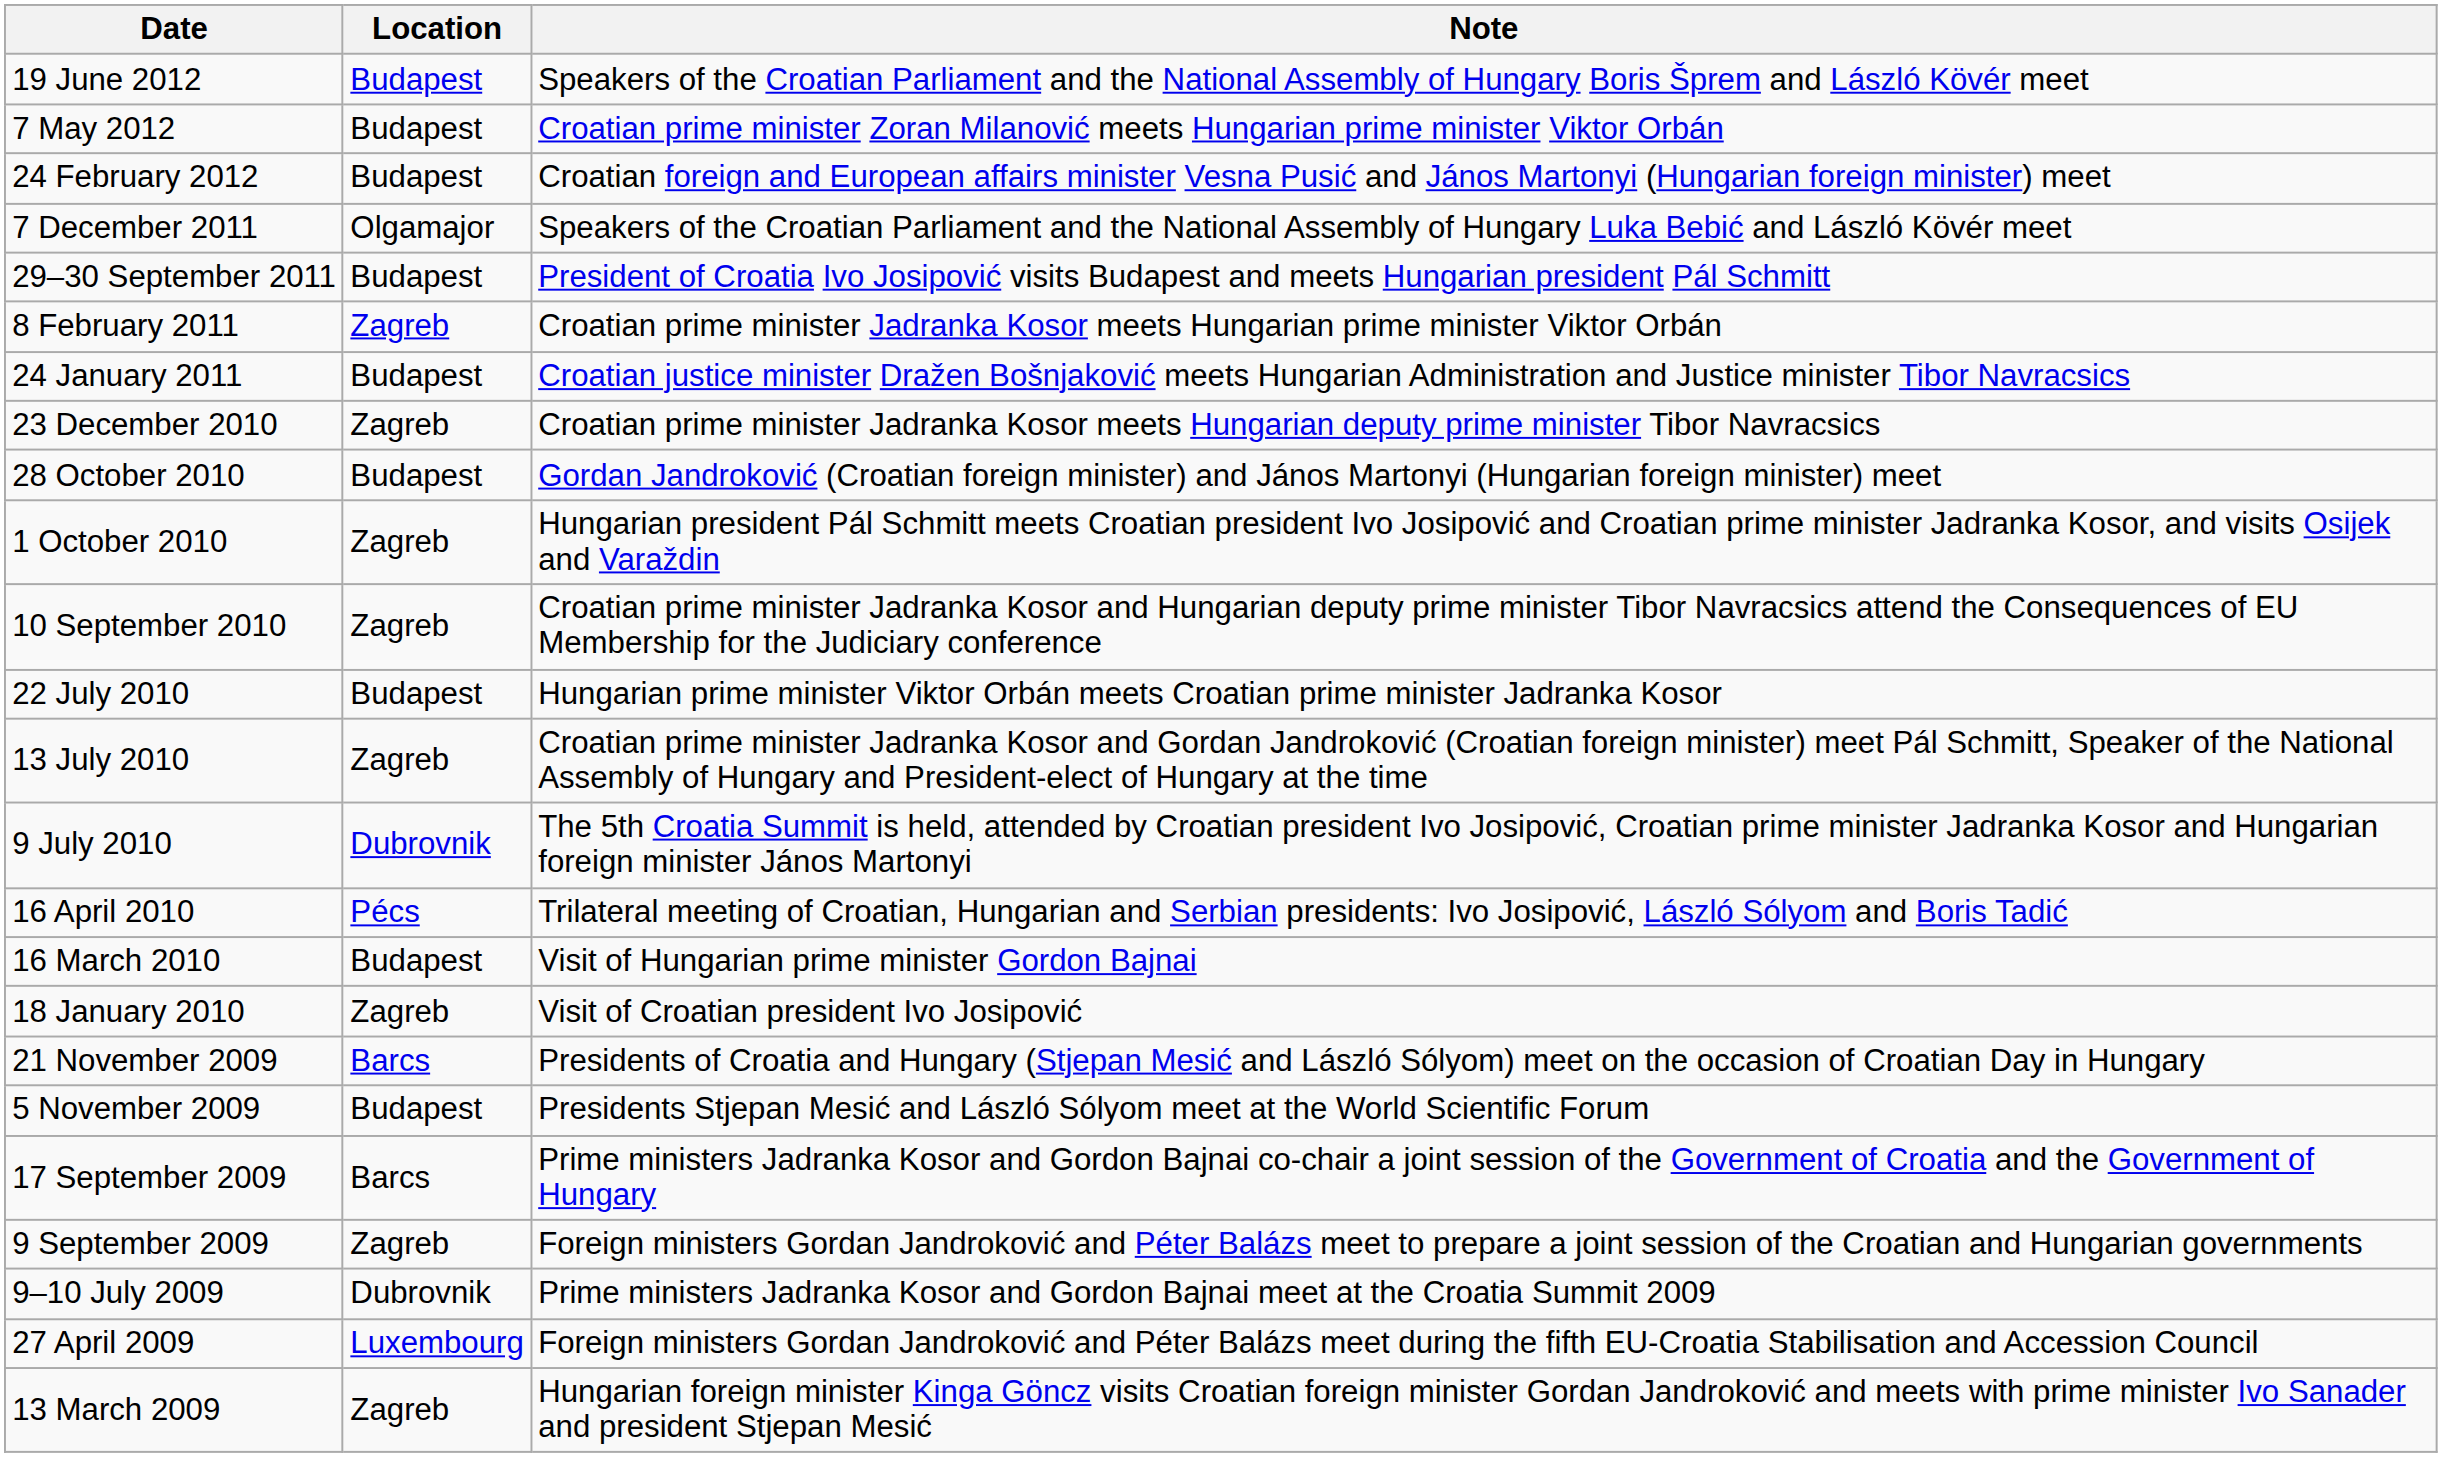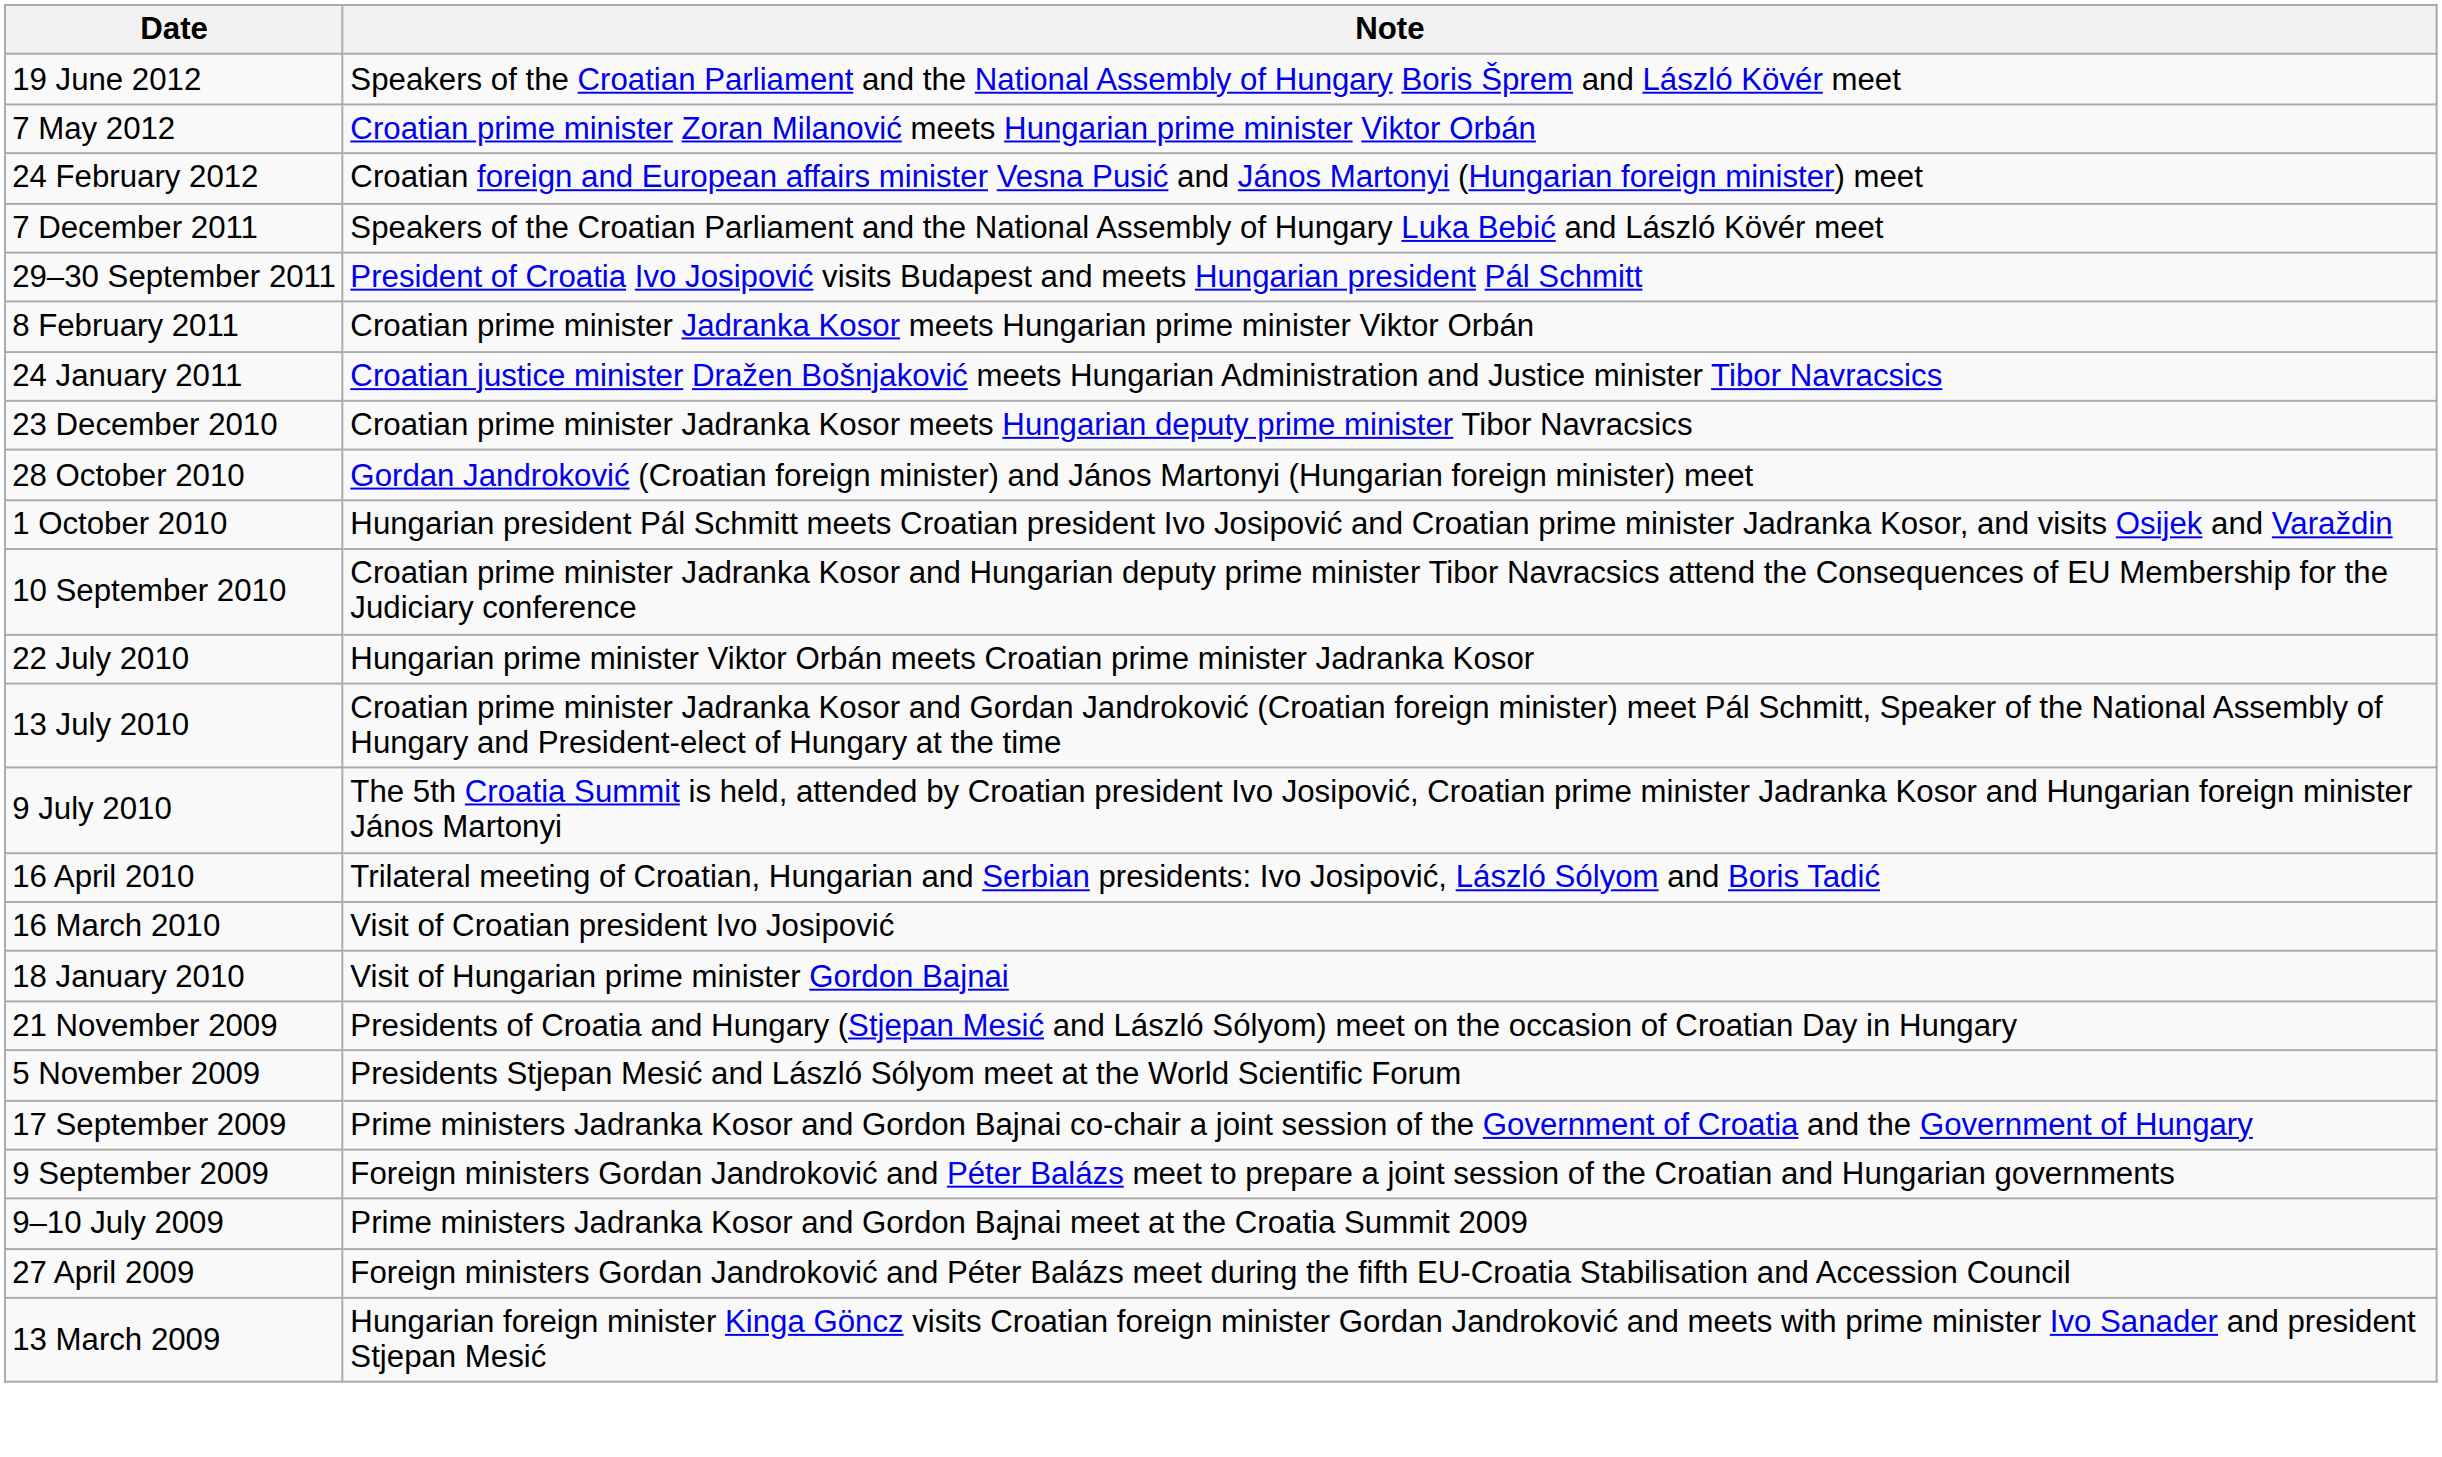- column: (437, 29)
(867, 961) Visit of Hungarian prime minister Gordon Bajnai -> (622, 926) Visit of Croatian president Ivo Josipović
(810, 1010) Visit of Croatian president Ivo Josipović -> (680, 975) Visit of Hungarian prime minister Gordon Bajnai
